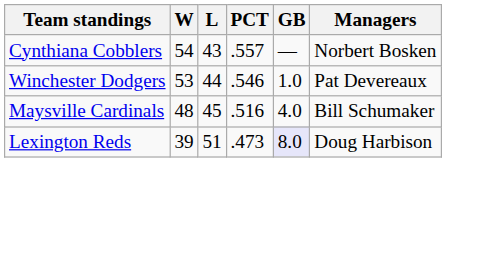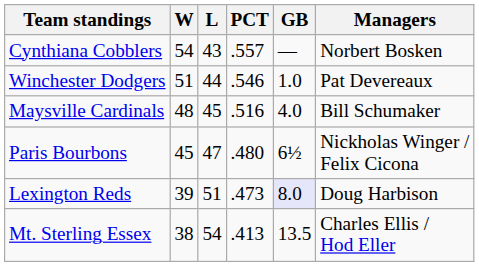(184, 80) 53 -> (184, 80) 51
+ row: (68, 152)
+ row: (80, 234)
